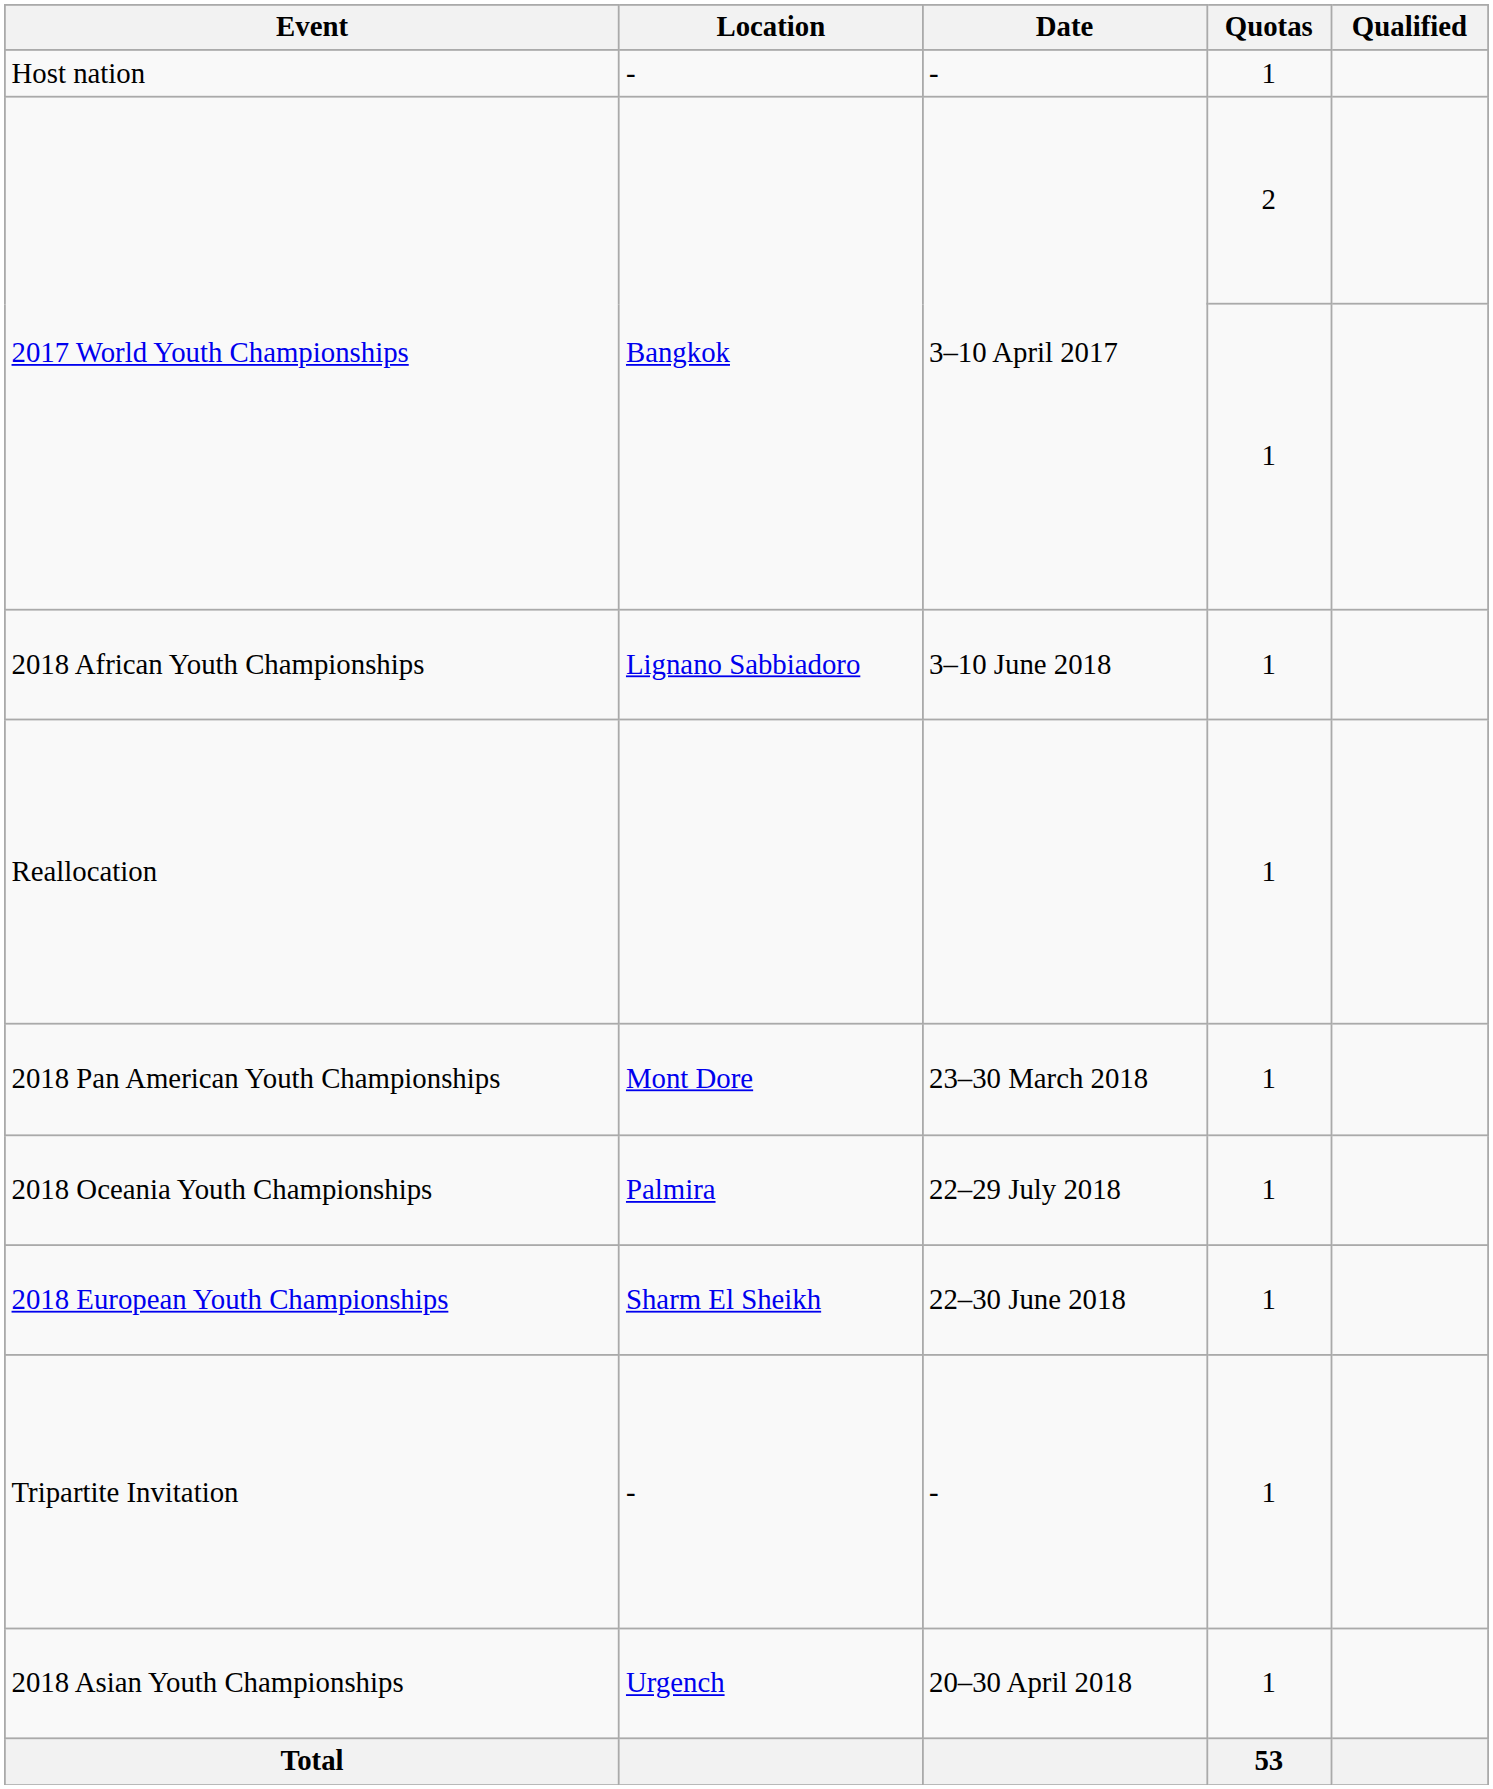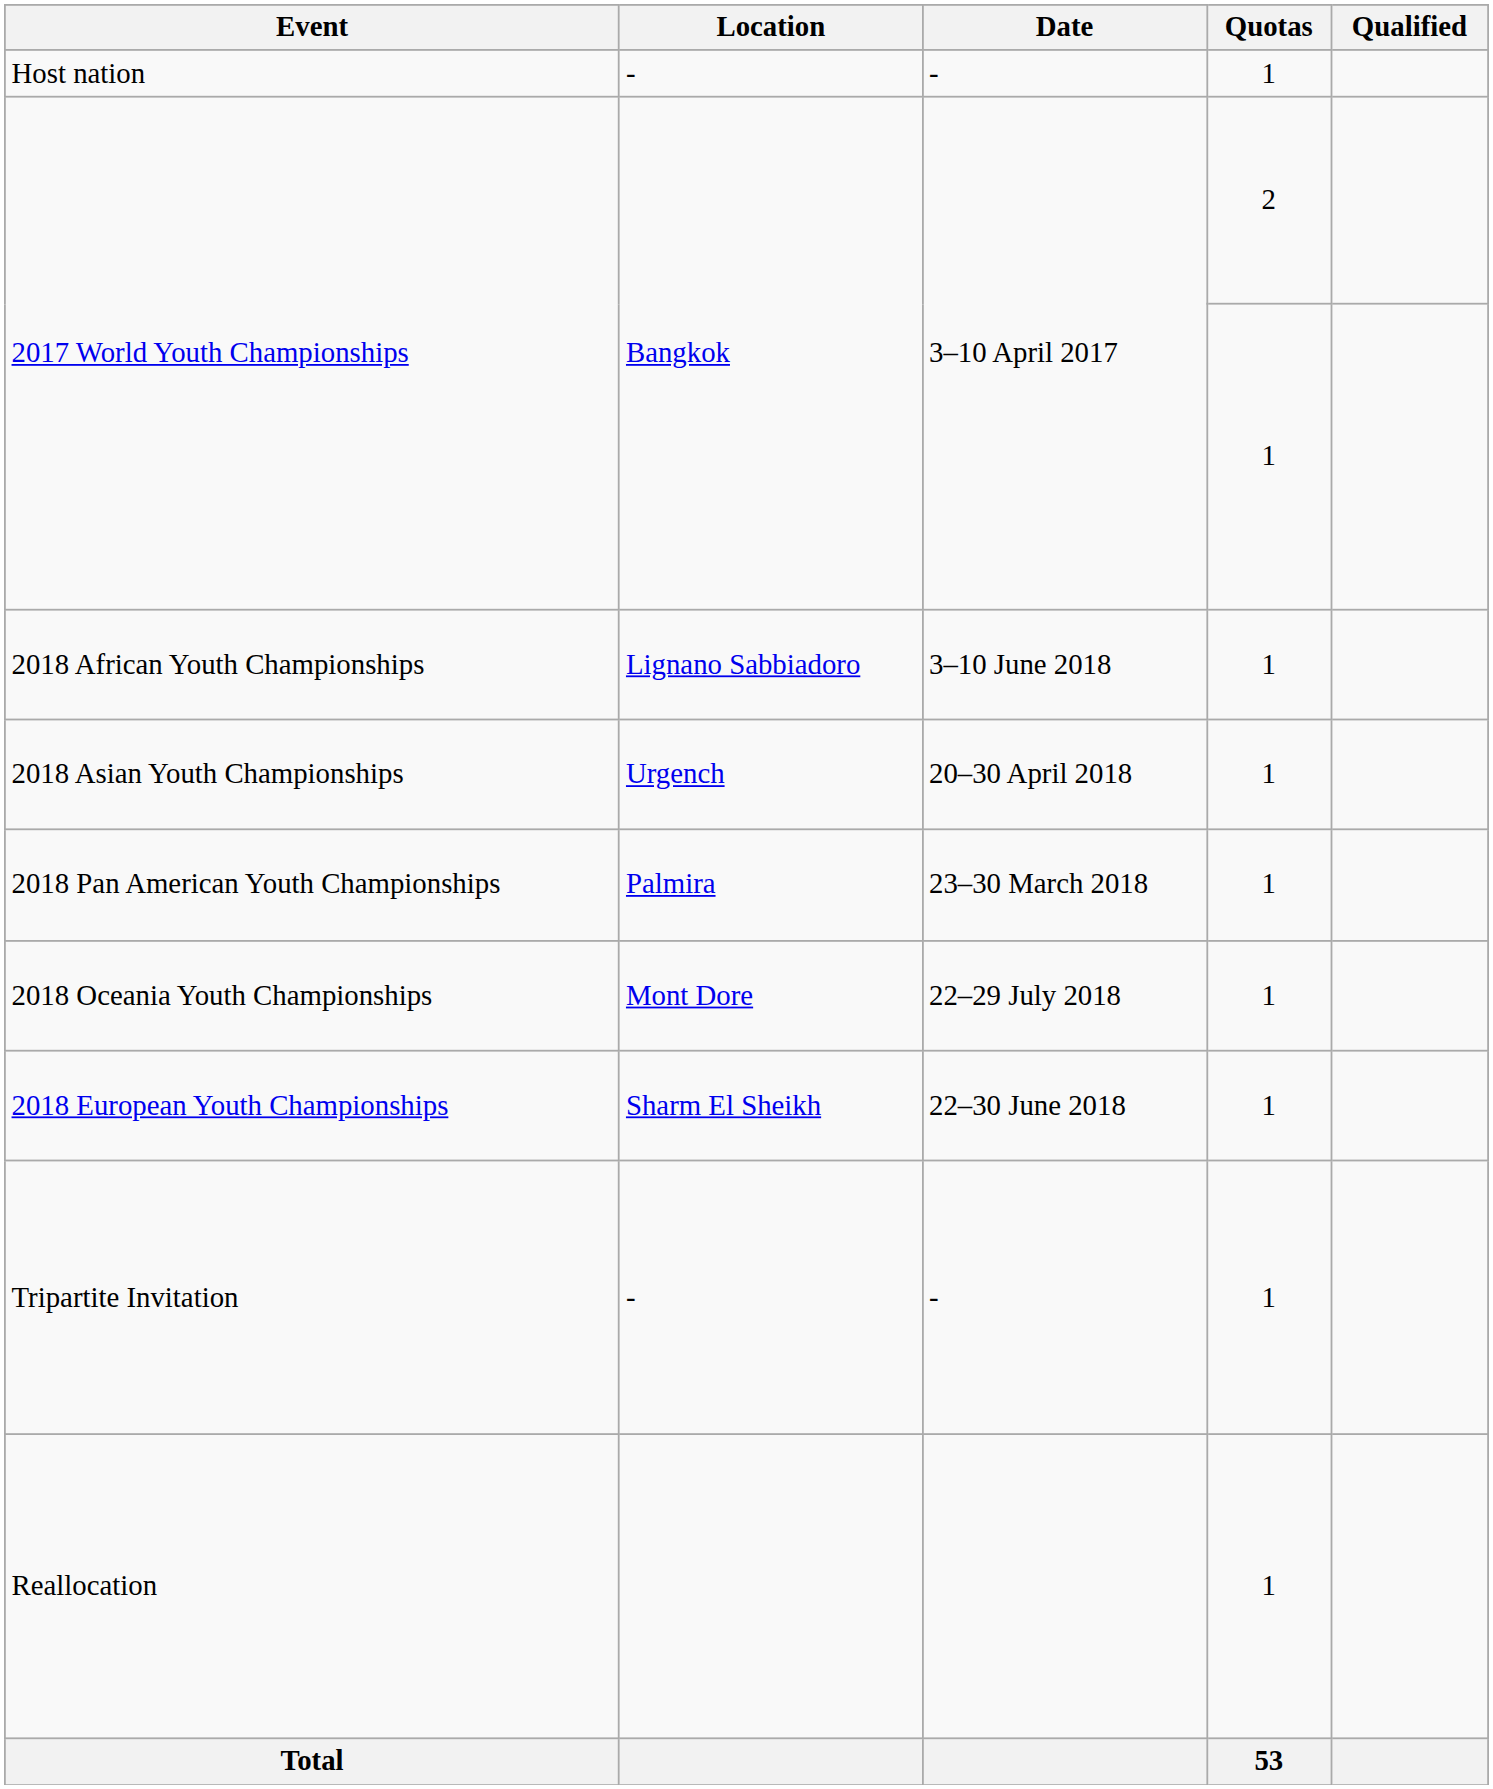rows swapped: (208, 1682) <-> (84, 871)
(690, 1078) Mont Dore -> (671, 884) Palmira
(671, 1189) Palmira -> (690, 995) Mont Dore
